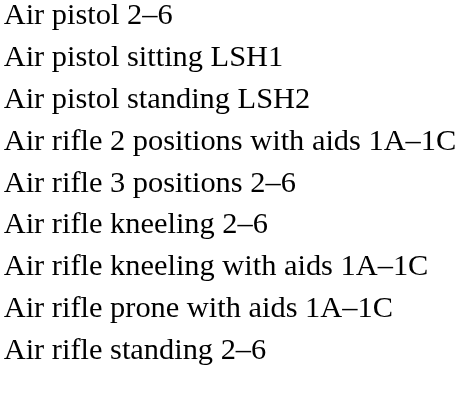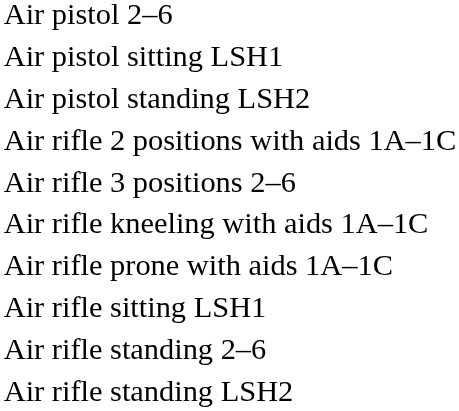- row: (136, 223)
+ row: (135, 306)
+ row: (149, 390)
